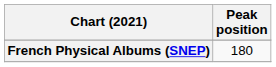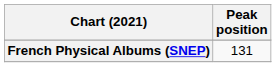(242, 51) 180 -> (242, 51) 131
